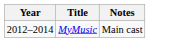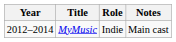+ column: (112, 12)
